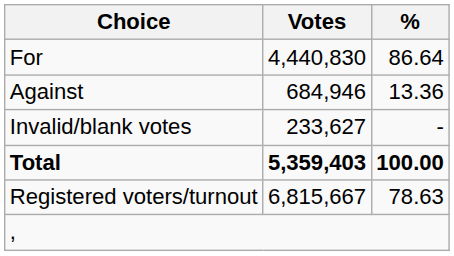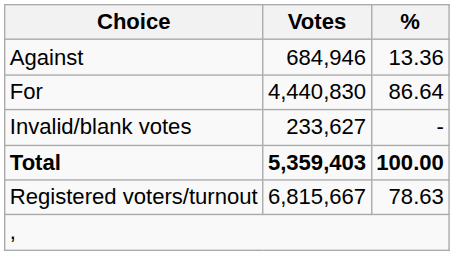rows swapped: (26, 57) <-> (47, 92)
